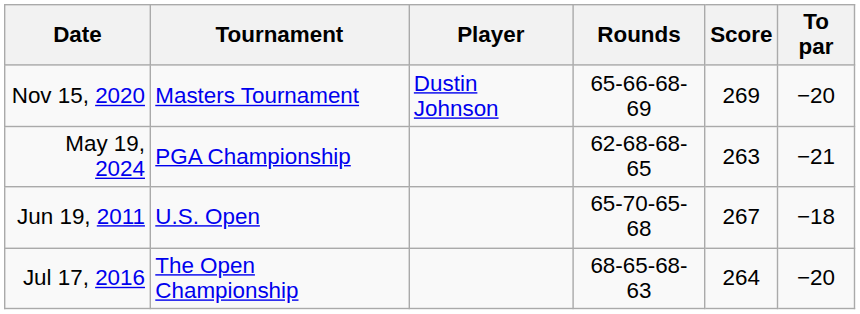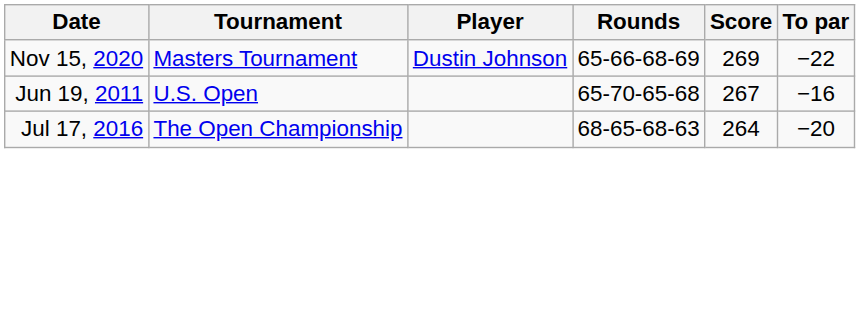(816, 95) −20 -> (816, 57) −22
- row: (105, 156)
(816, 217) −18 -> (816, 93) −16
